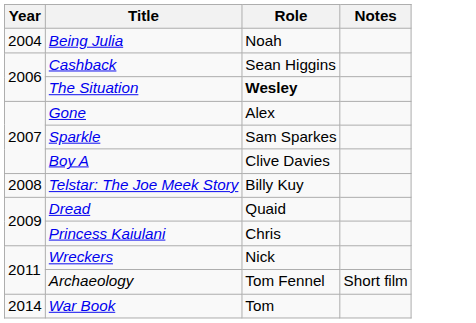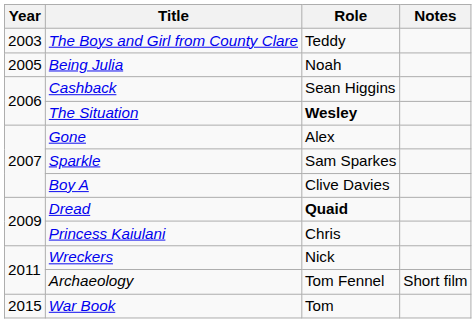+ row: (173, 40)
(25, 40) 2004 -> (25, 64) 2005
- row: (144, 185)
(266, 209) normal -> (327, 209) bold
(25, 305) 2014 -> (25, 305) 2015
